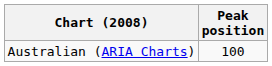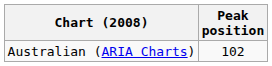(233, 51) 100 -> (233, 51) 102
